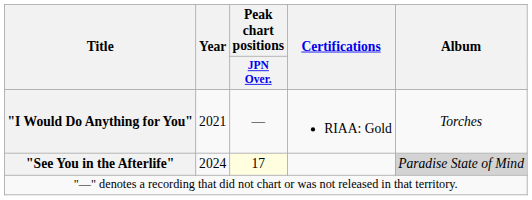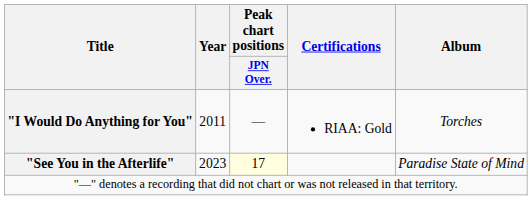(213, 121) 2021 -> (213, 121) 2011
(213, 164) 2024 -> (213, 164) 2023
(461, 164) lightgrey background -> (461, 164) no background
